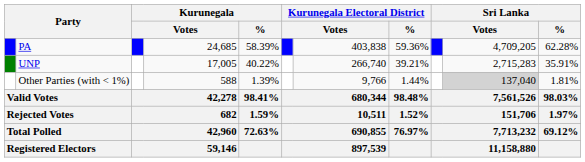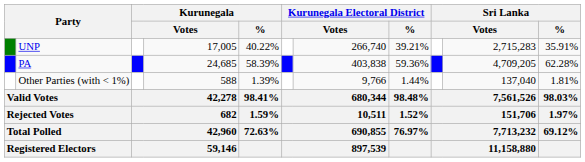rows swapped: (25, 47) <-> (29, 64)
(518, 81) lightgrey background -> (518, 81) no background
